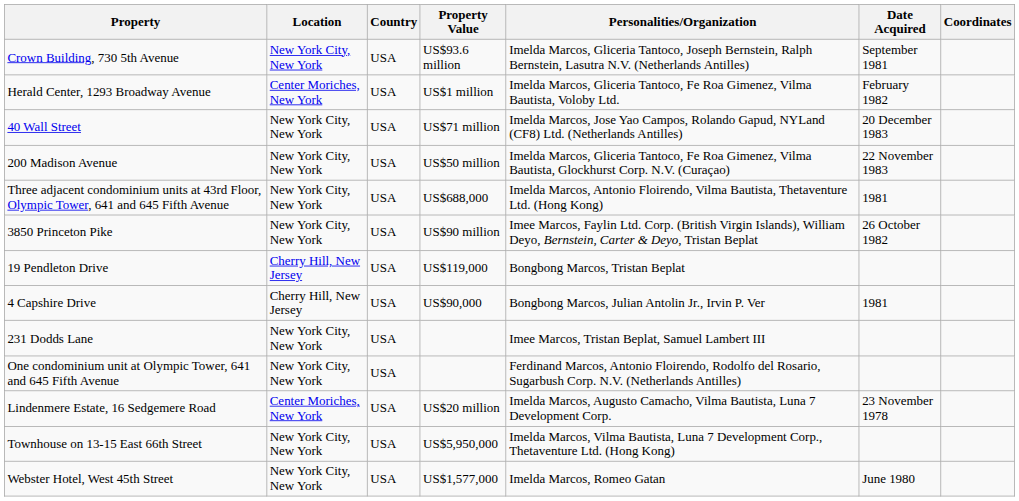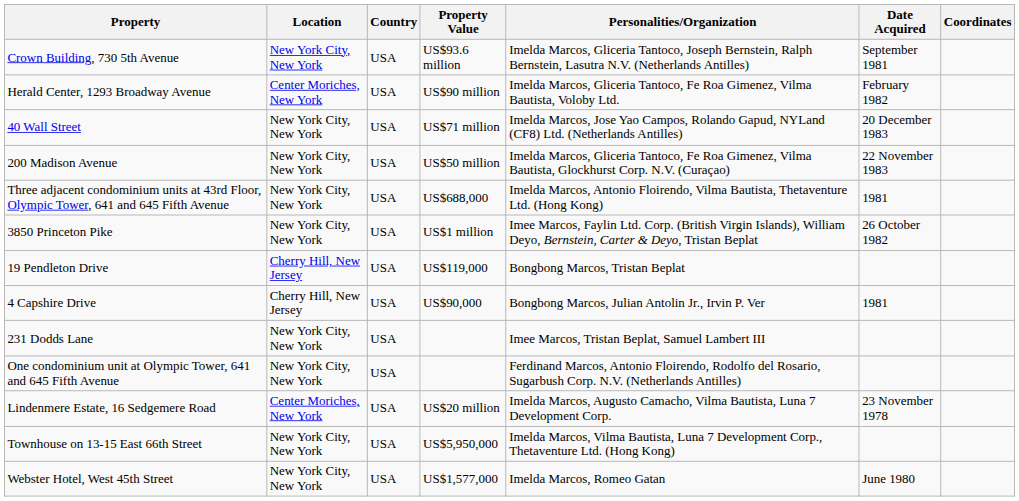(458, 92) US$1 million -> (461, 92) US$90 million
(461, 232) US$90 million -> (458, 232) US$1 million
